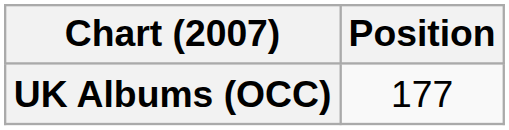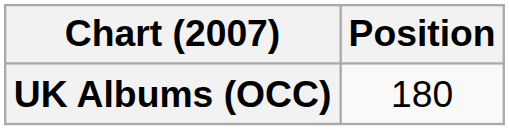(422, 93) 177 -> (422, 93) 180
